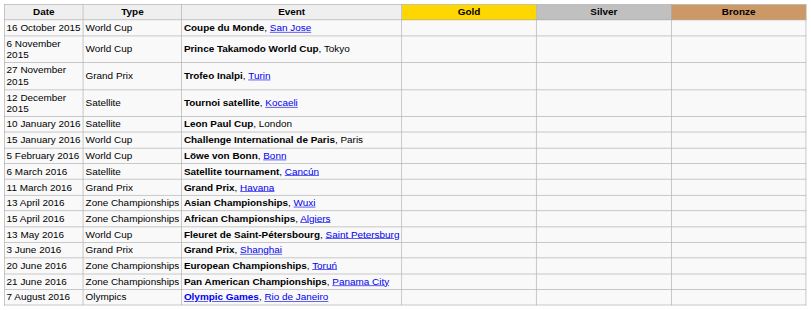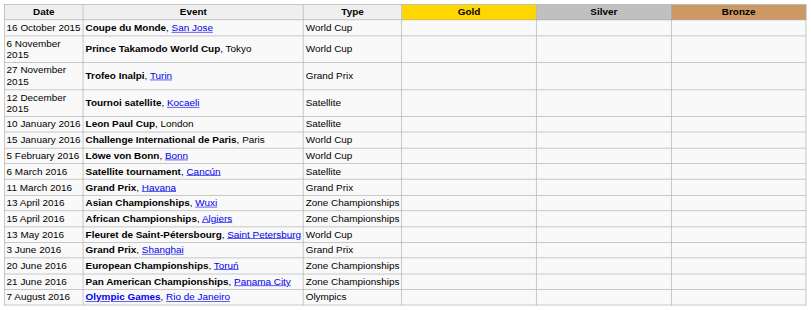columns swapped: (292, 12) <-> (132, 12)
